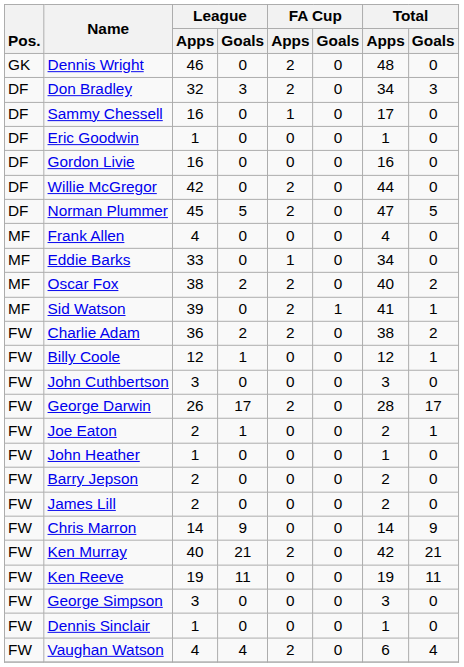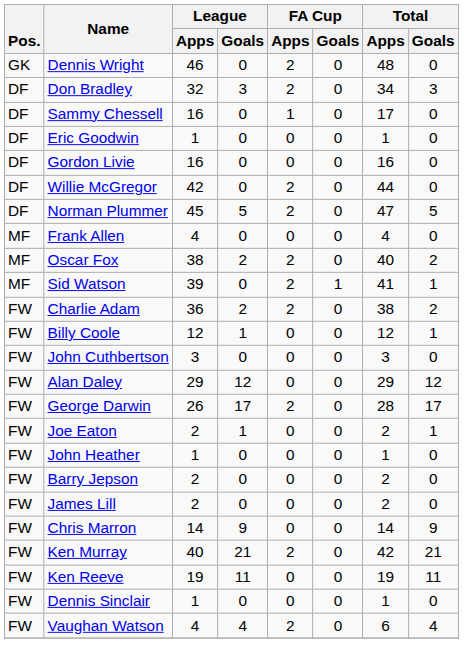- row: (89, 260)
+ row: (85, 382)
- row: (105, 601)
